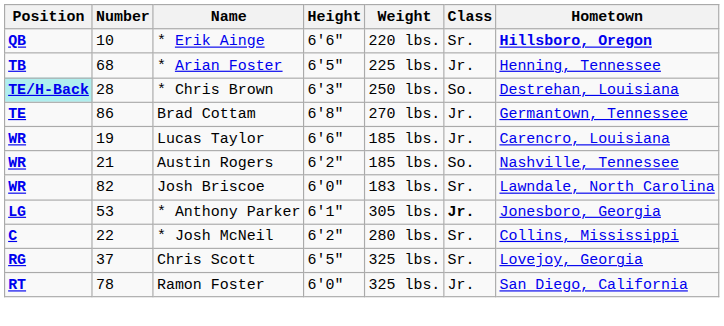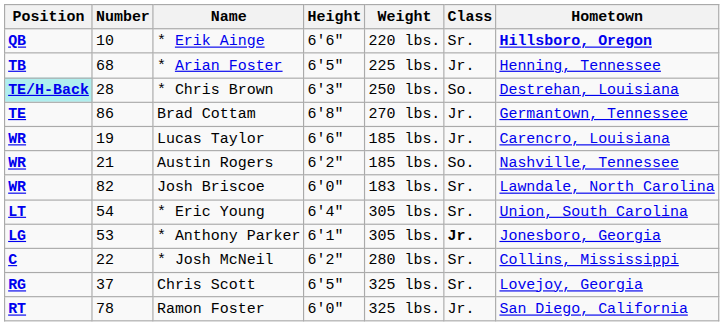+ row: (211, 212)
